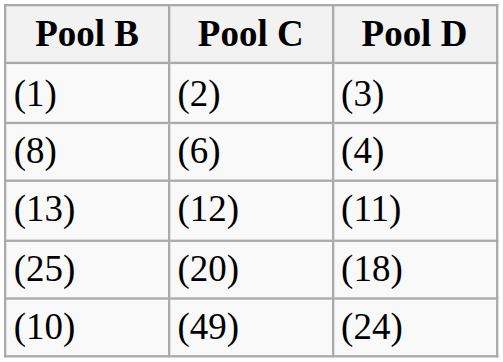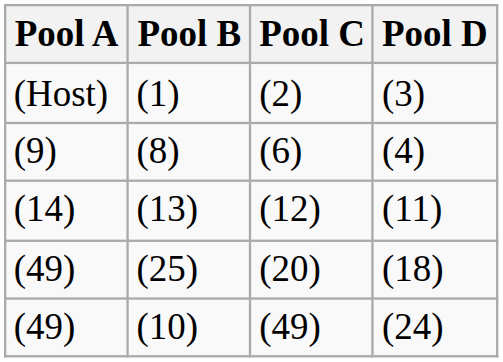+ column: (67, 33)
